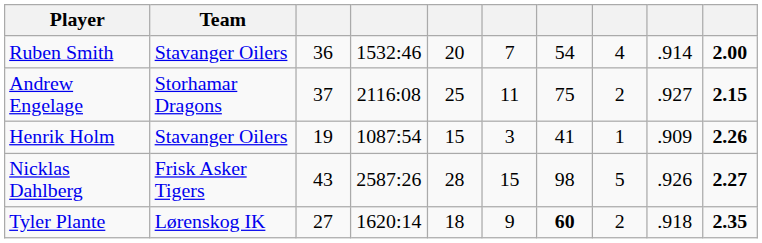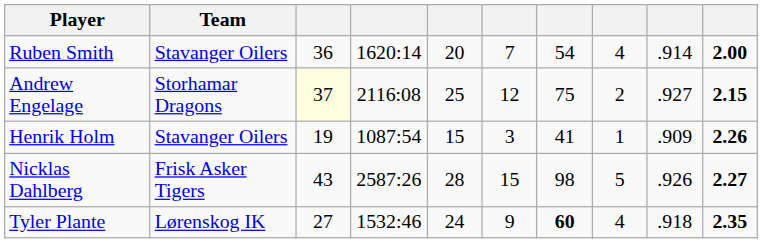(389, 51) 1532:46 -> (389, 51) 1620:14
(323, 94) no background -> (323, 94) lightyellow background
(510, 94) 11 -> (510, 94) 12
(389, 222) 1620:14 -> (389, 222) 1532:46
(455, 222) 18 -> (455, 222) 24
(620, 222) 2 -> (620, 222) 4
